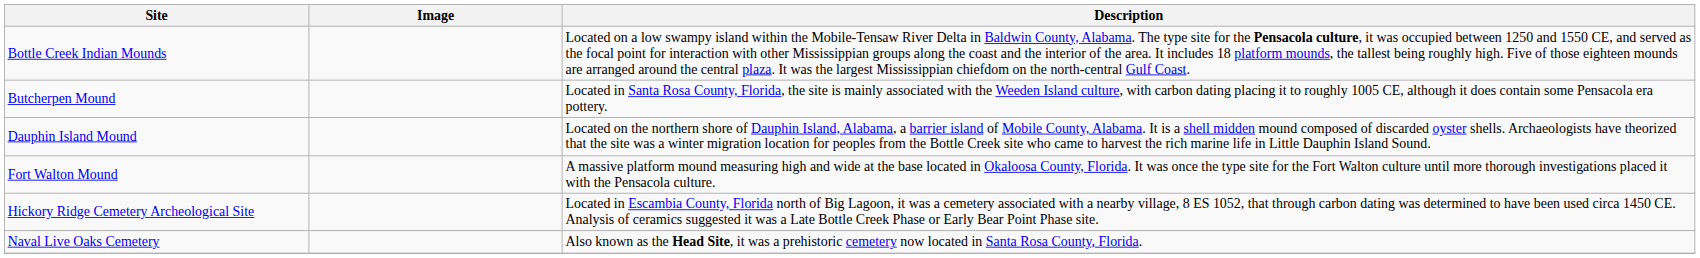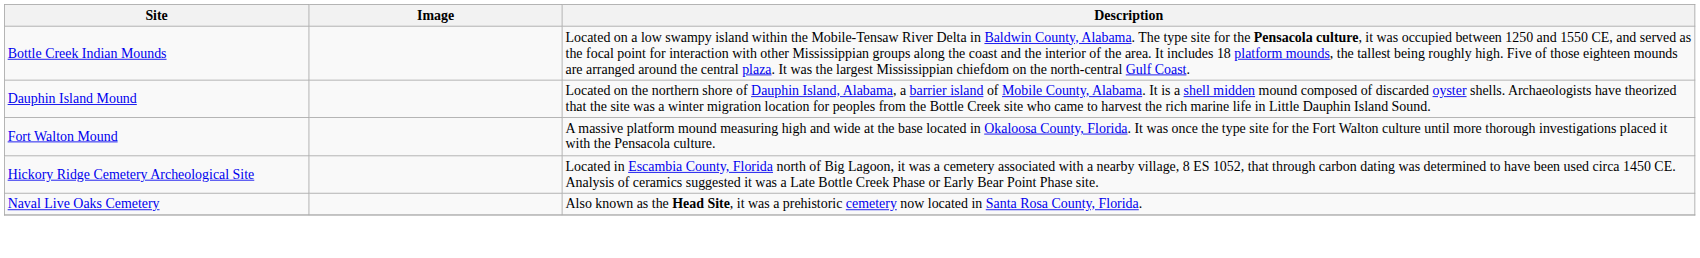- row: (62, 98)
